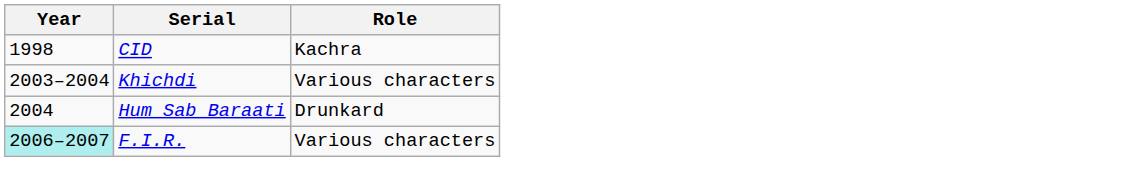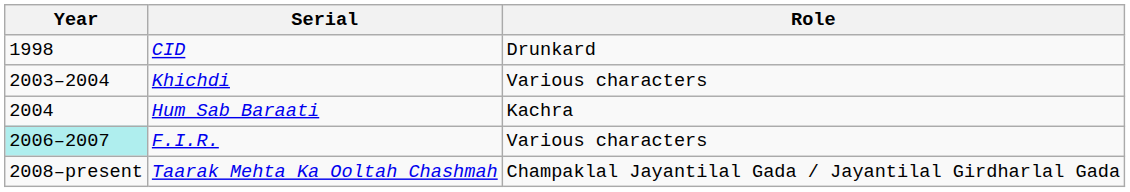(328, 50) Kachra -> (551, 50) Drunkard
(339, 111) Drunkard -> (540, 111) Kachra
+ row: (325, 171)
